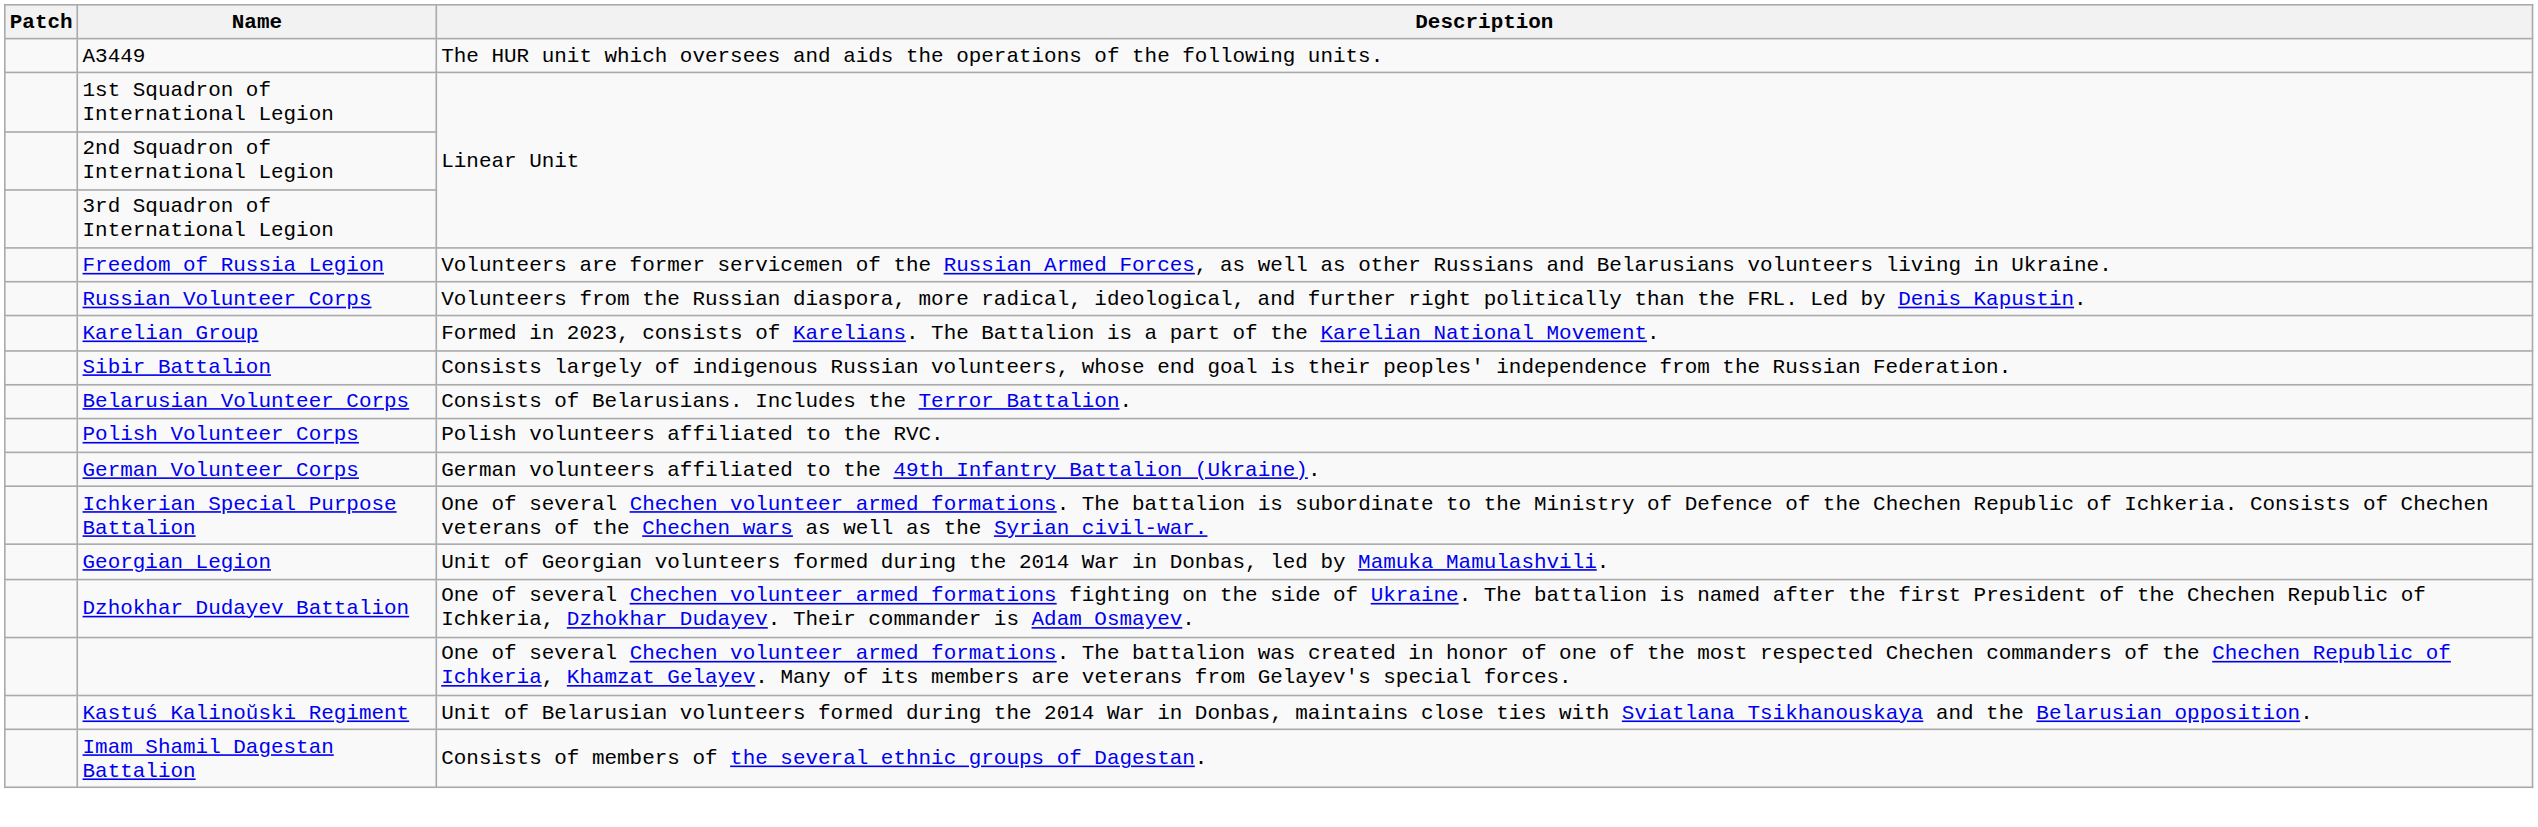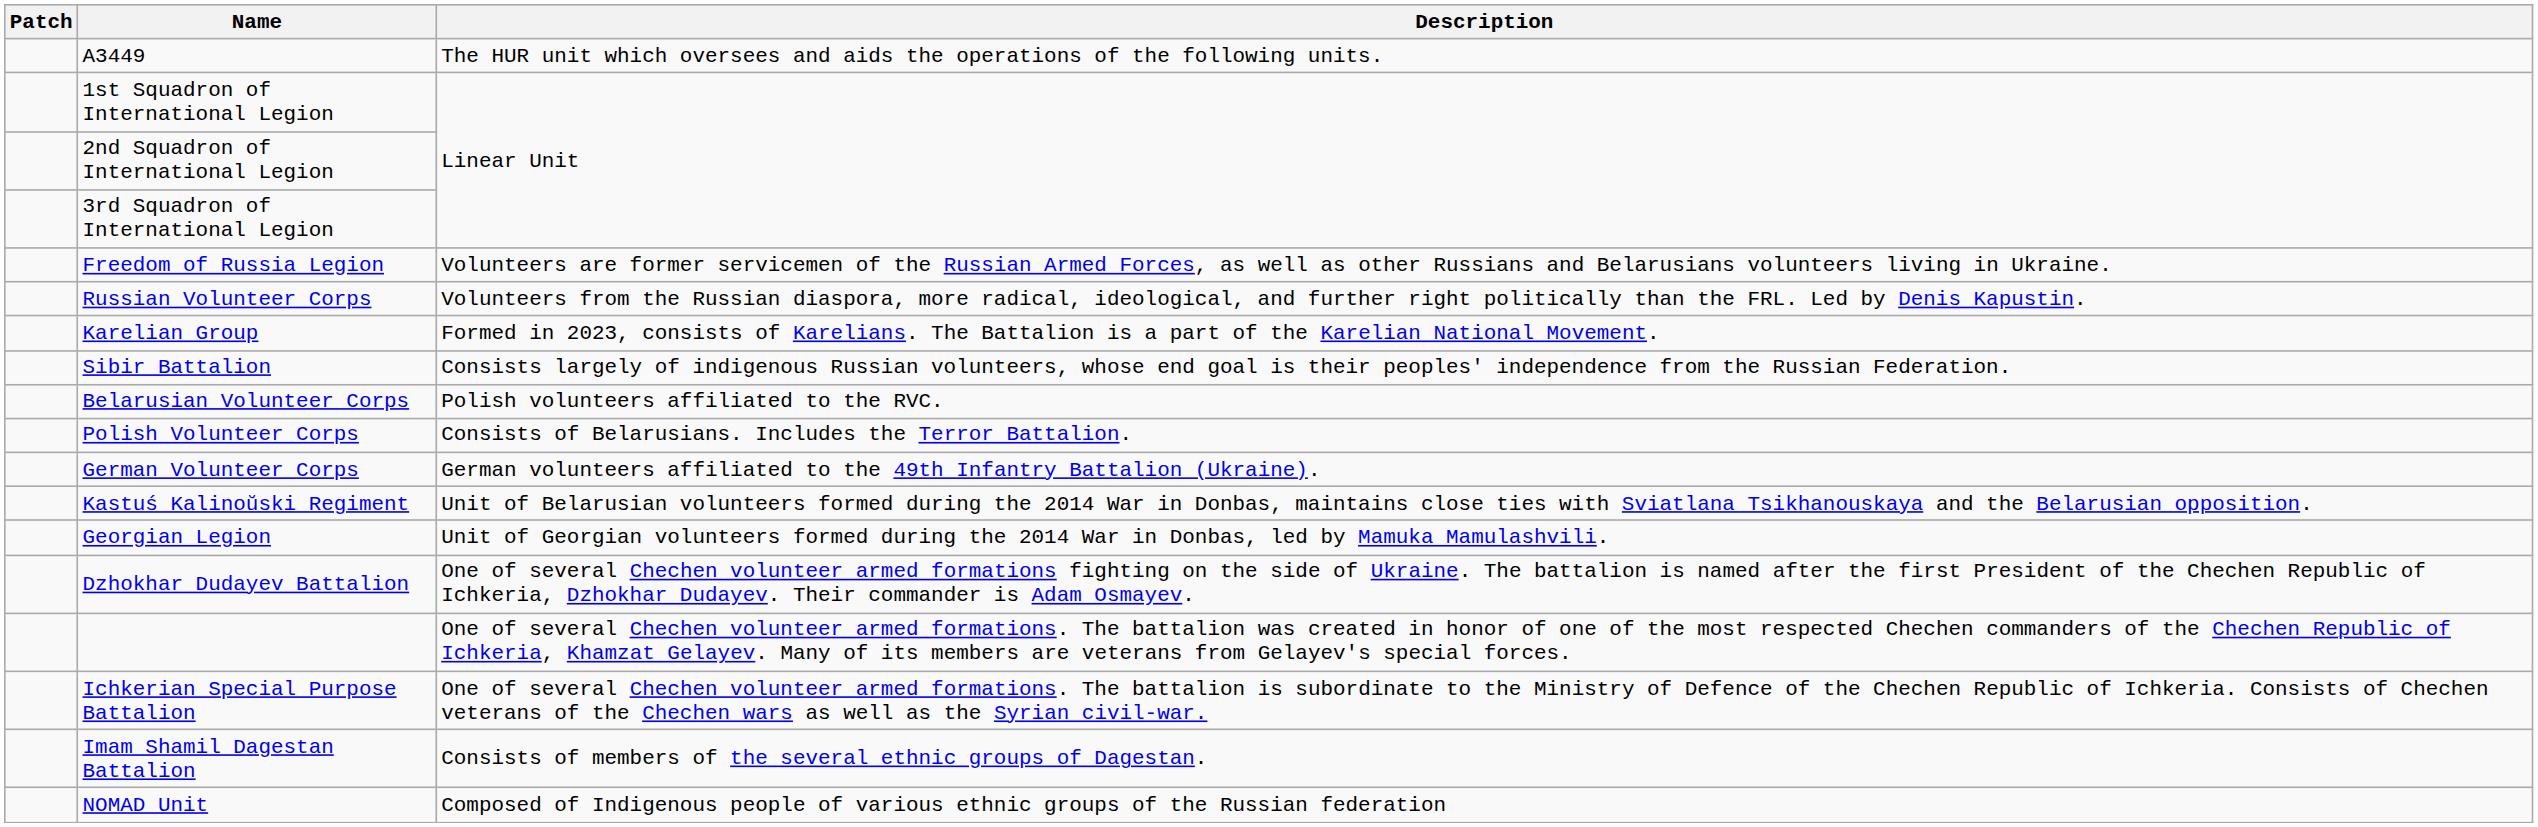(787, 401) Consists of Belarusians. Includes the Terror Battalion. -> (692, 401) Polish volunteers affiliated to the RVC.
(692, 435) Polish volunteers affiliated to the RVC. -> (787, 435) Consists of Belarusians. Includes the Terror Battalion.
rows swapped: (246, 713) <-> (240, 516)
+ row: (145, 805)
